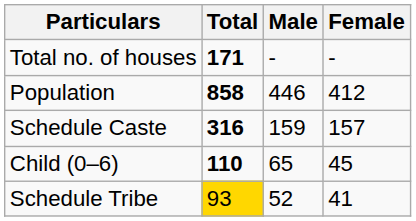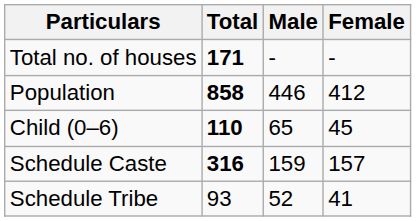rows swapped: (64, 163) <-> (88, 127)
(219, 198) gold background -> (219, 198) no background
